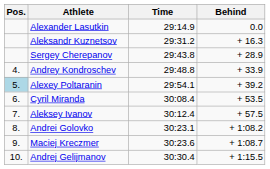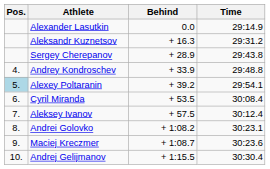columns swapped: (163, 12) <-> (231, 12)
